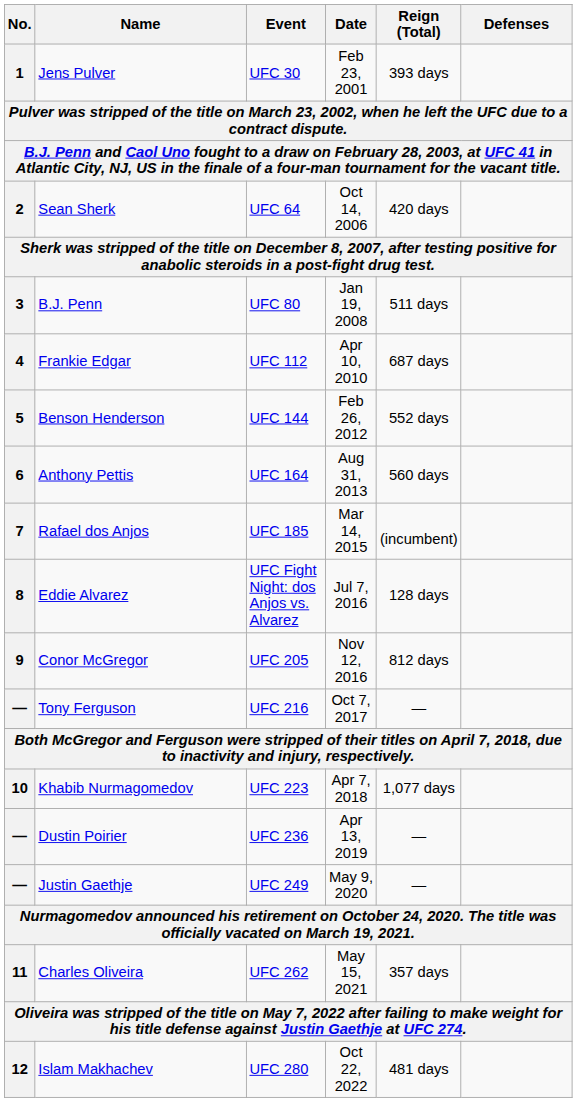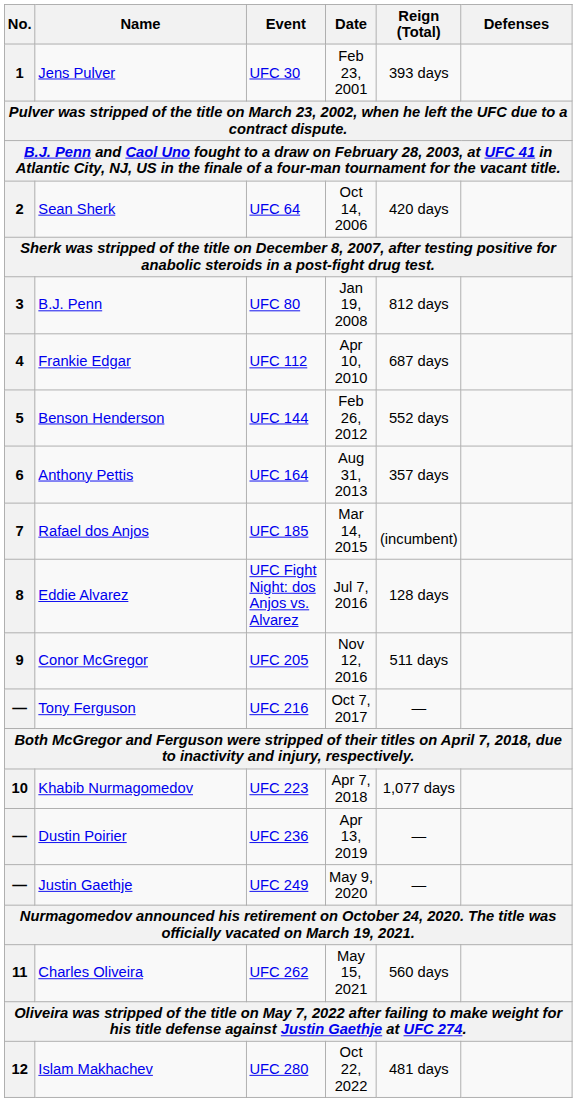(419, 305) 511 days -> (419, 305) 812 days
(419, 474) 560 days -> (419, 474) 357 days
(419, 660) 812 days -> (419, 660) 511 days
(419, 973) 357 days -> (419, 973) 560 days
